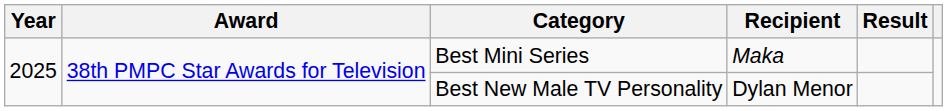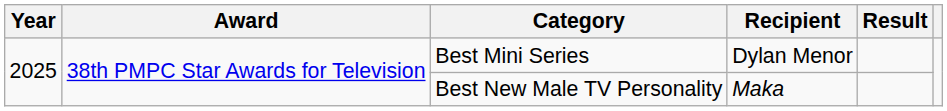(758, 55) Maka -> (792, 55) Dylan Menor
(792, 88) Dylan Menor -> (758, 88) Maka
